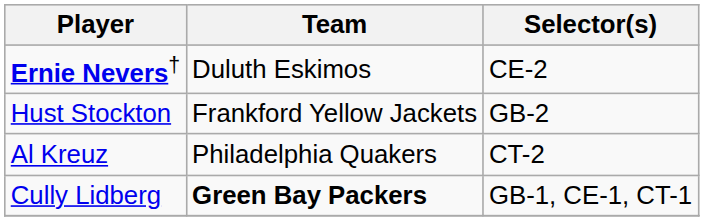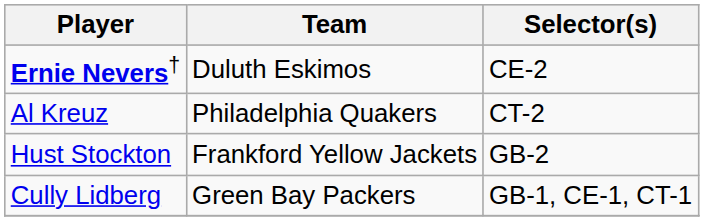rows swapped: (91, 113) <-> (59, 154)
(310, 195) bold -> (304, 195) normal
